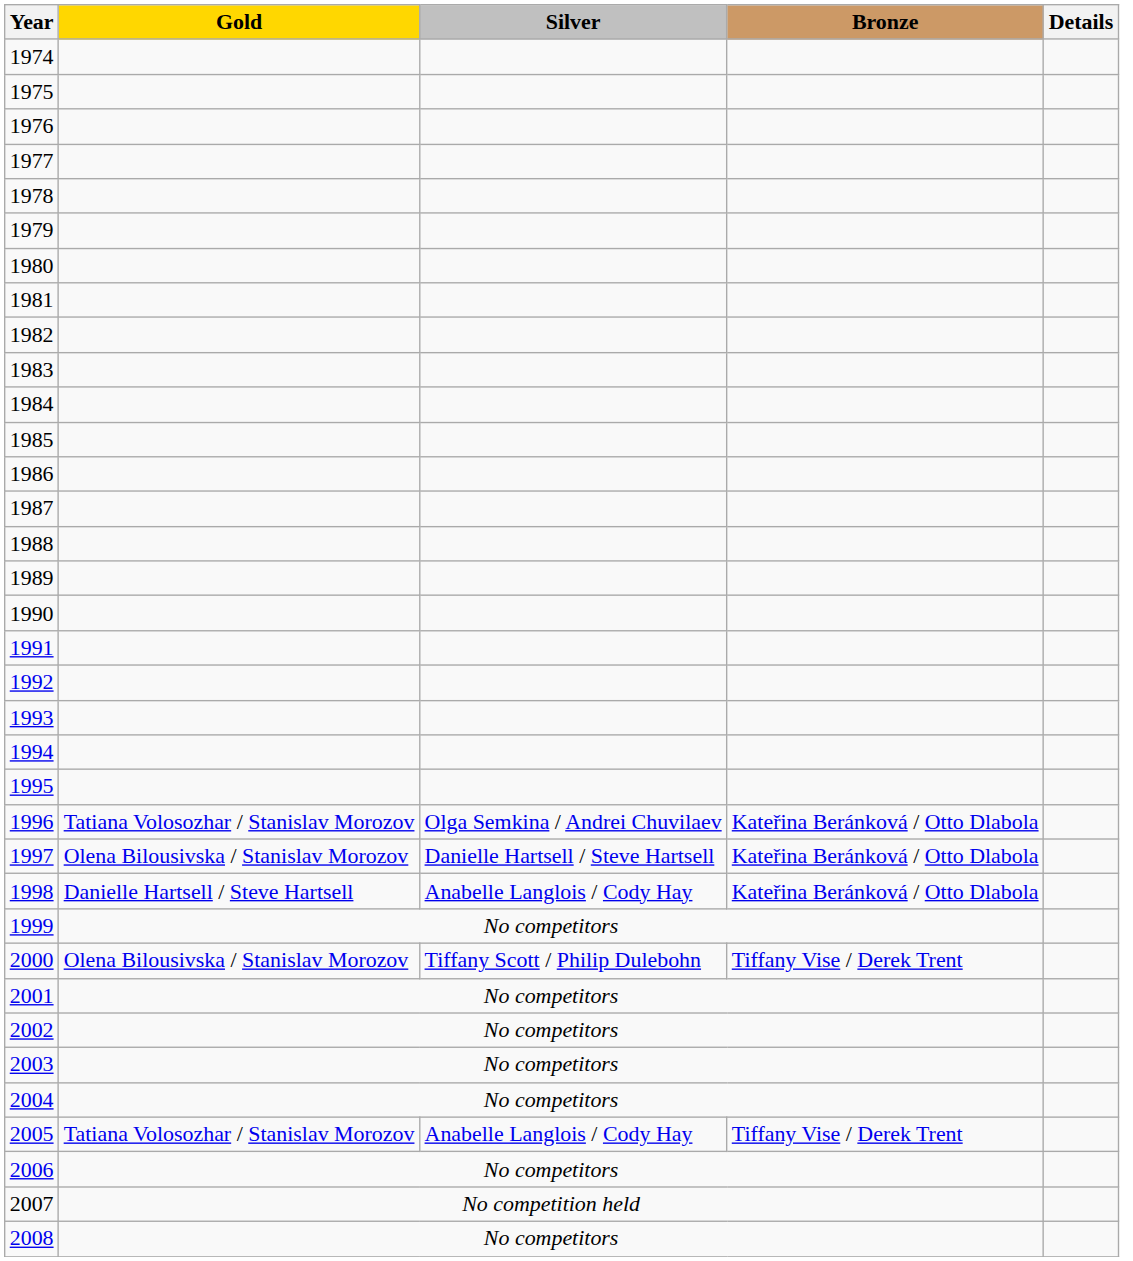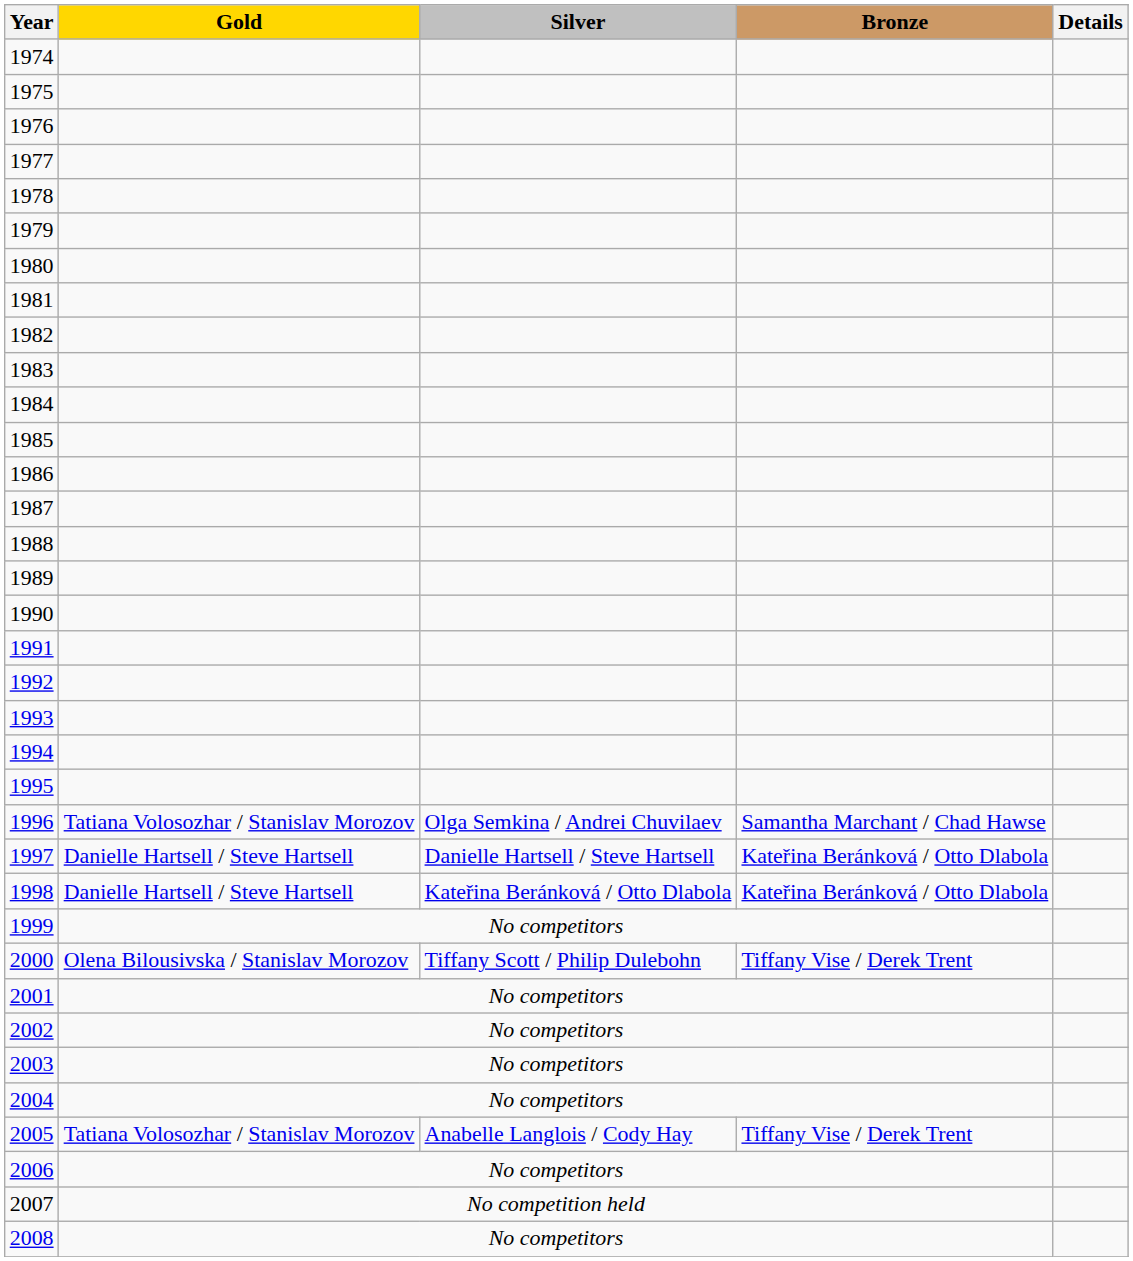(885, 821) Kateřina Beránková / Otto Dlabola -> (894, 821) Samantha Marchant / Chad Hawse
(236, 856) Olena Bilousivska / Stanislav Morozov -> (209, 856) Danielle Hartsell / Steve Hartsell
(559, 890) Anabelle Langlois / Cody Hay -> (578, 890) Kateřina Beránková / Otto Dlabola
